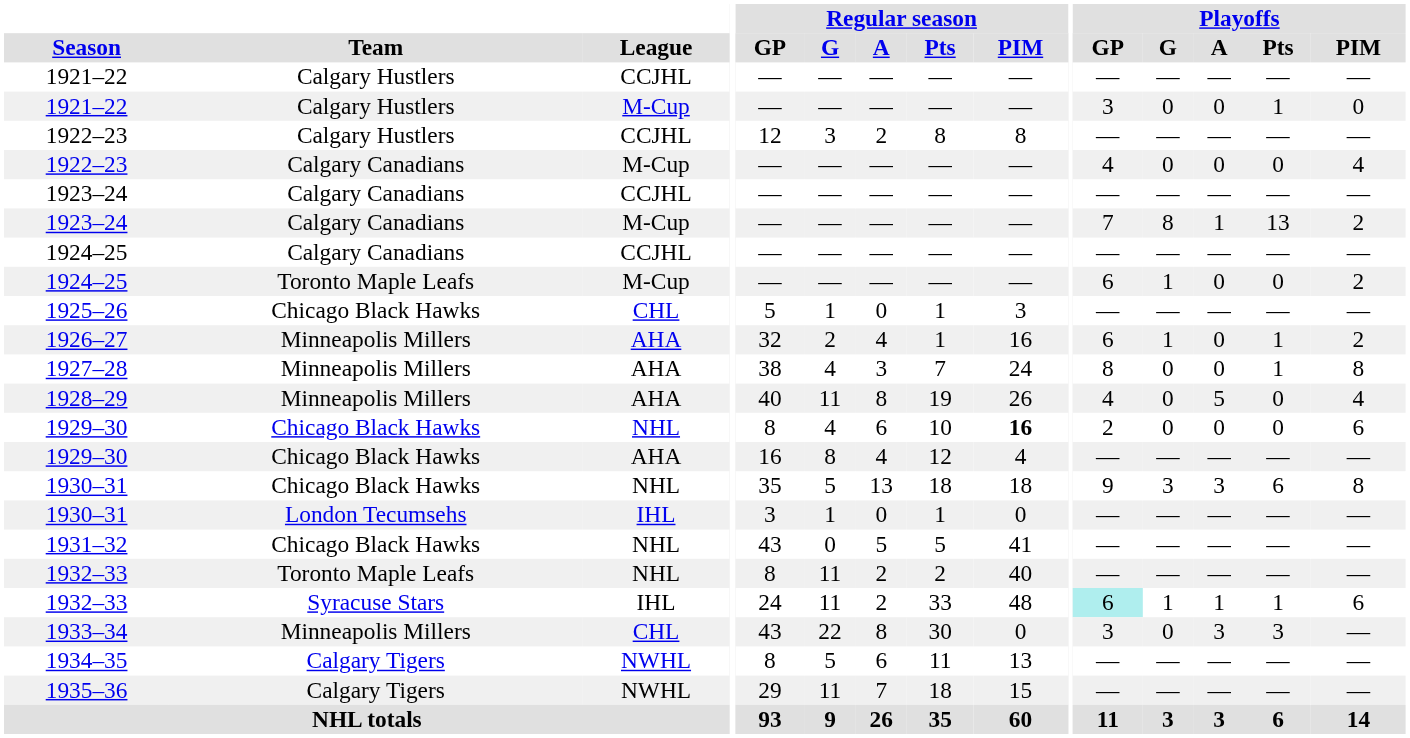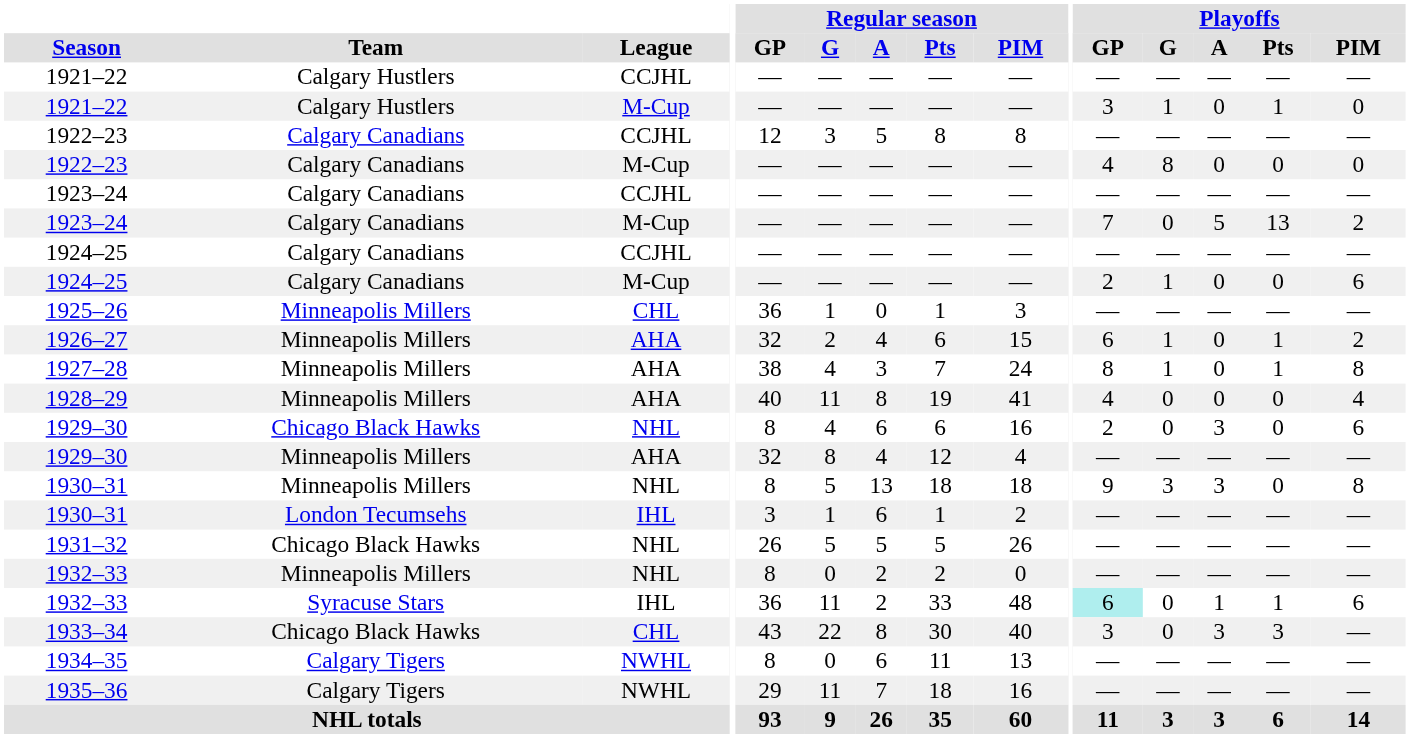(1168, 105) 0 -> (1168, 105) 1
(376, 135) Calgary Hustlers -> (376, 135) Calgary Canadians
(881, 135) 2 -> (881, 135) 5
(1168, 164) 0 -> (1168, 164) 8
(1358, 164) 4 -> (1358, 164) 0
(1168, 222) 8 -> (1168, 222) 0
(1219, 222) 1 -> (1219, 222) 5
(376, 281) Toronto Maple Leafs -> (376, 281) Calgary Canadians
(1108, 281) 6 -> (1108, 281) 2
(1358, 281) 2 -> (1358, 281) 6
(376, 310) Chicago Black Hawks -> (376, 310) Minneapolis Millers
(770, 310) 5 -> (770, 310) 36
(940, 339) 1 -> (940, 339) 6
(1020, 339) 16 -> (1020, 339) 15
(1168, 368) 0 -> (1168, 368) 1
(1020, 397) 26 -> (1020, 397) 41
(1219, 397) 5 -> (1219, 397) 0
(940, 427) 10 -> (940, 427) 6
(1020, 427) bold -> (1020, 427) normal
(1219, 427) 0 -> (1219, 427) 3
(376, 456) Chicago Black Hawks -> (376, 456) Minneapolis Millers
(770, 456) 16 -> (770, 456) 32
(376, 485) Chicago Black Hawks -> (376, 485) Minneapolis Millers
(770, 485) 35 -> (770, 485) 8
(1278, 485) 6 -> (1278, 485) 0
(881, 514) 0 -> (881, 514) 6
(1020, 514) 0 -> (1020, 514) 2
(770, 543) 43 -> (770, 543) 26
(830, 543) 0 -> (830, 543) 5
(1020, 543) 41 -> (1020, 543) 26
(376, 573) Toronto Maple Leafs -> (376, 573) Minneapolis Millers
(830, 573) 11 -> (830, 573) 0
(1020, 573) 40 -> (1020, 573) 0
(770, 602) 24 -> (770, 602) 36
(1168, 602) 1 -> (1168, 602) 0
(376, 631) Minneapolis Millers -> (376, 631) Chicago Black Hawks
(1020, 631) 0 -> (1020, 631) 40
(830, 660) 5 -> (830, 660) 0
(1020, 689) 15 -> (1020, 689) 16
